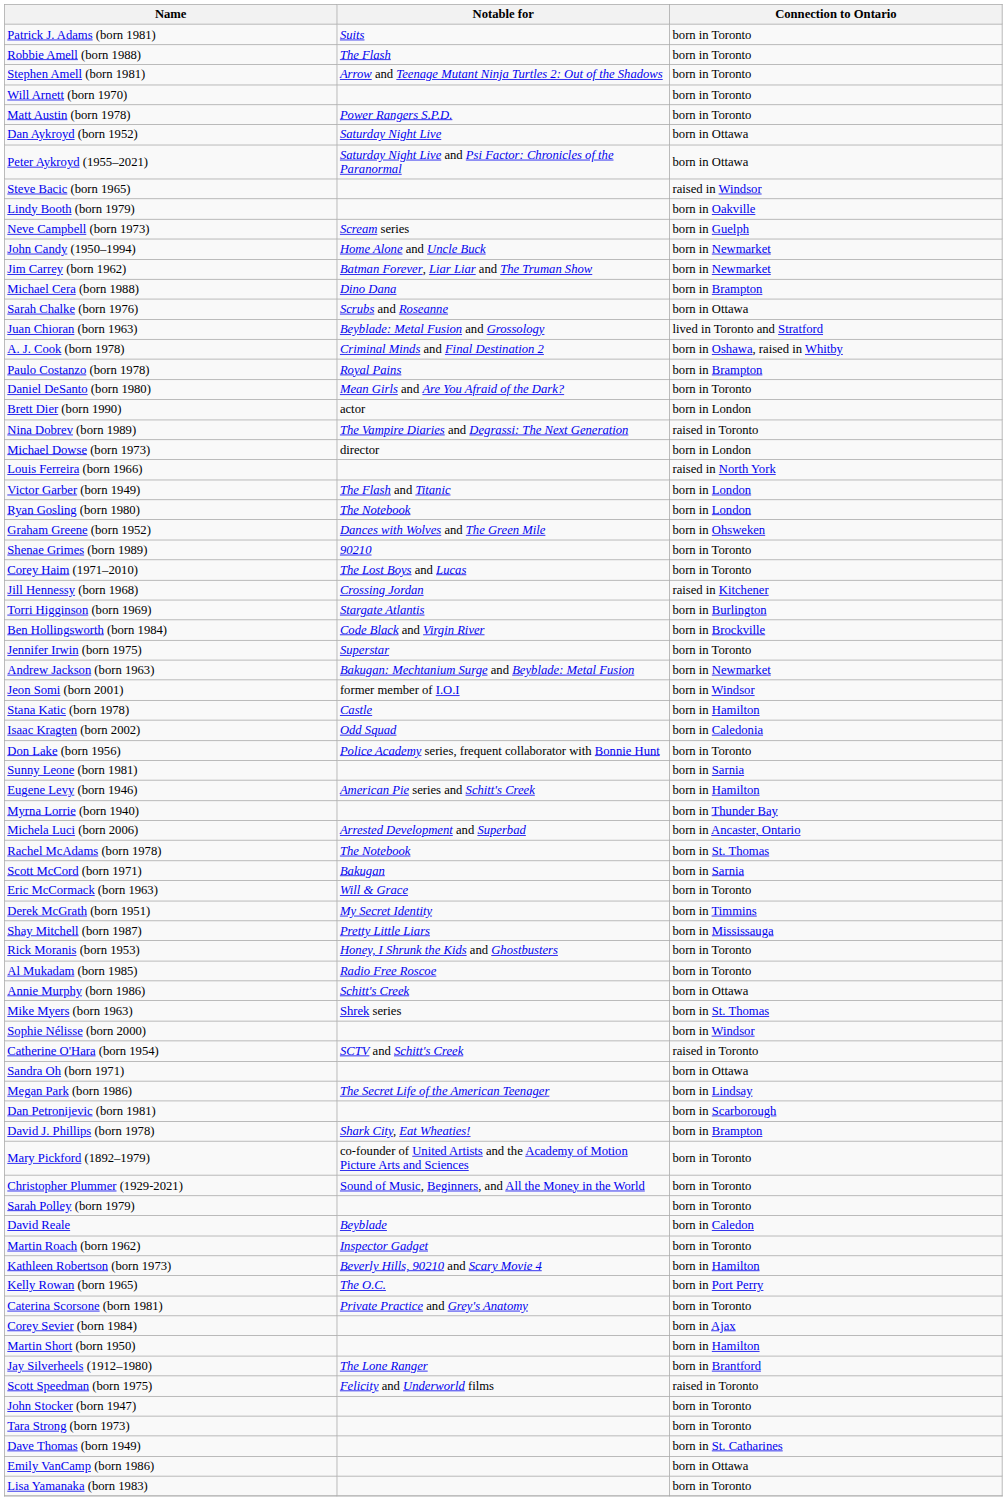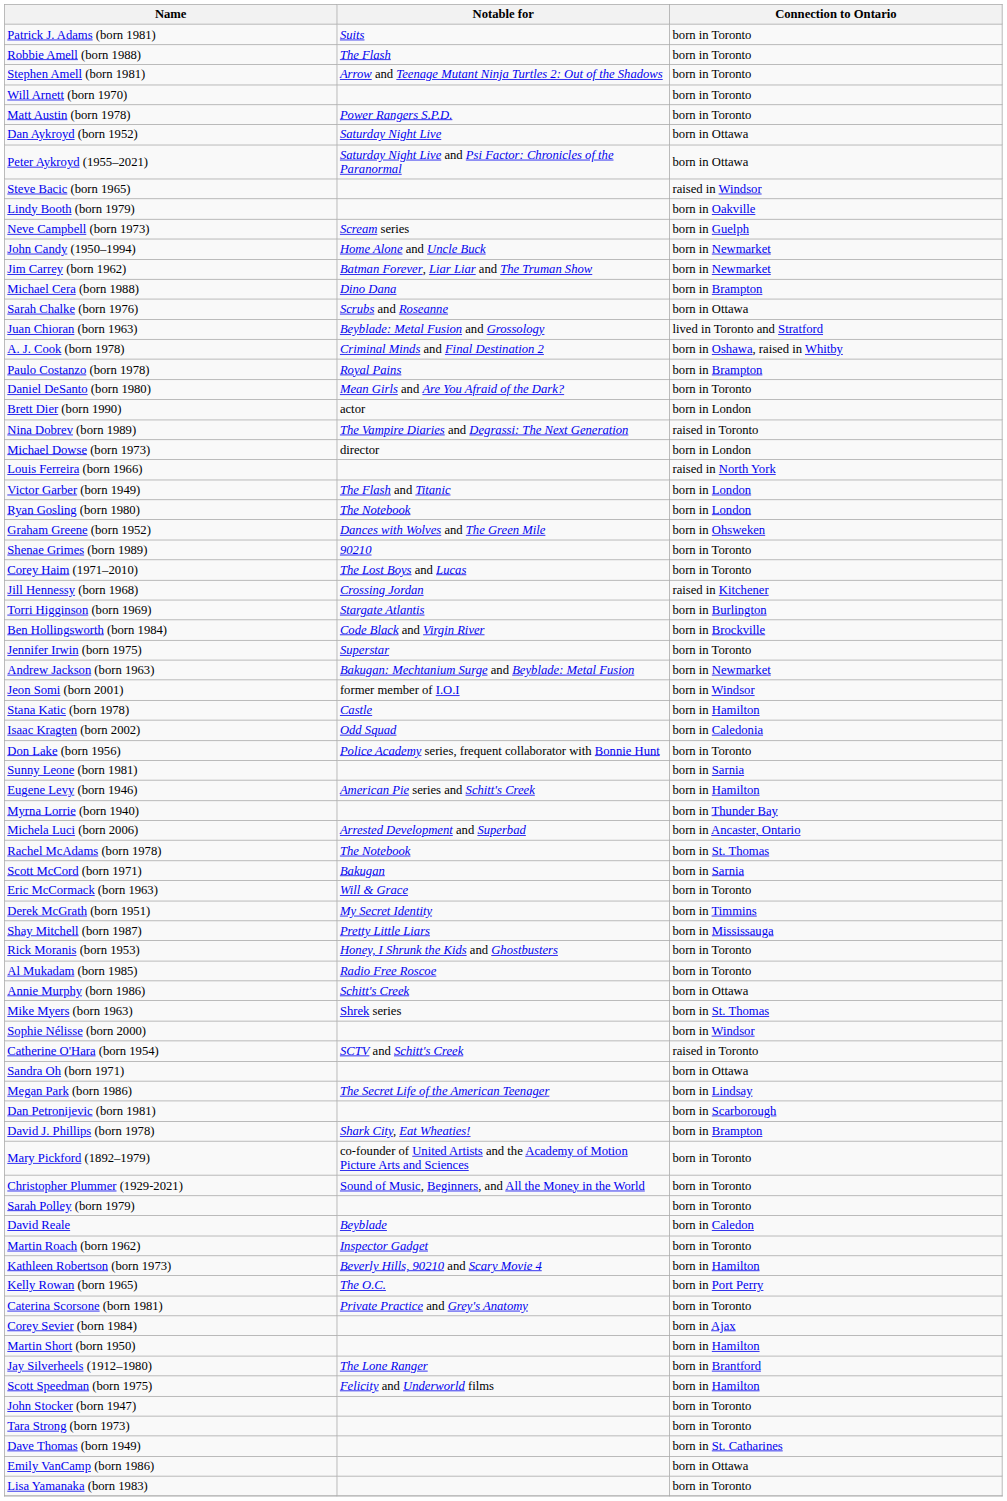(715, 1386) raised in Toronto -> (716, 1386) born in Hamilton
